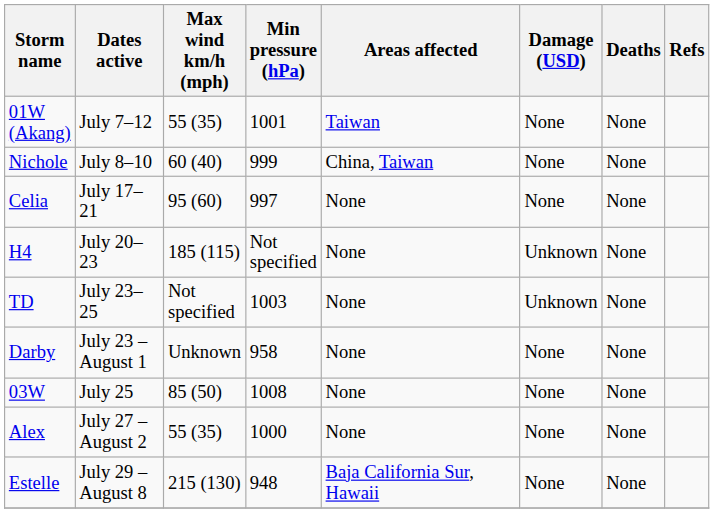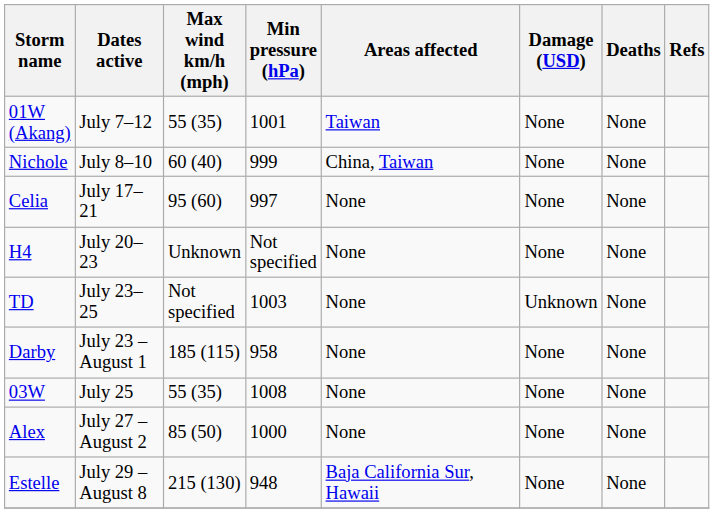(204, 251) 185 (115) -> (205, 251) Unknown
(561, 251) Unknown -> (544, 251) None
(205, 352) Unknown -> (204, 352) 185 (115)
(195, 392) 85 (50) -> (195, 392) 55 (35)
(195, 432) 55 (35) -> (195, 432) 85 (50)
